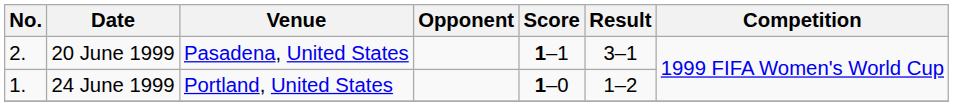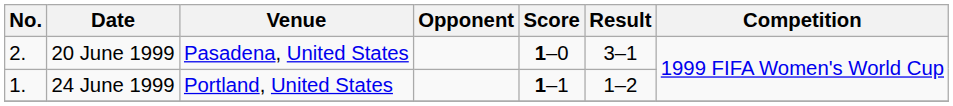(552, 52) 1–1 -> (552, 52) 1–0
(552, 85) 1–0 -> (552, 85) 1–1
